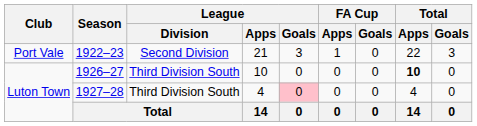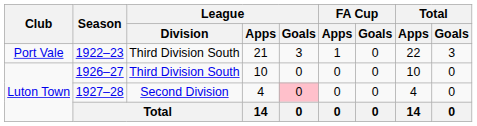(184, 53) Second Division -> (184, 53) Third Division South
(413, 72) bold -> (413, 72) normal
(184, 92) Third Division South -> (184, 92) Second Division
